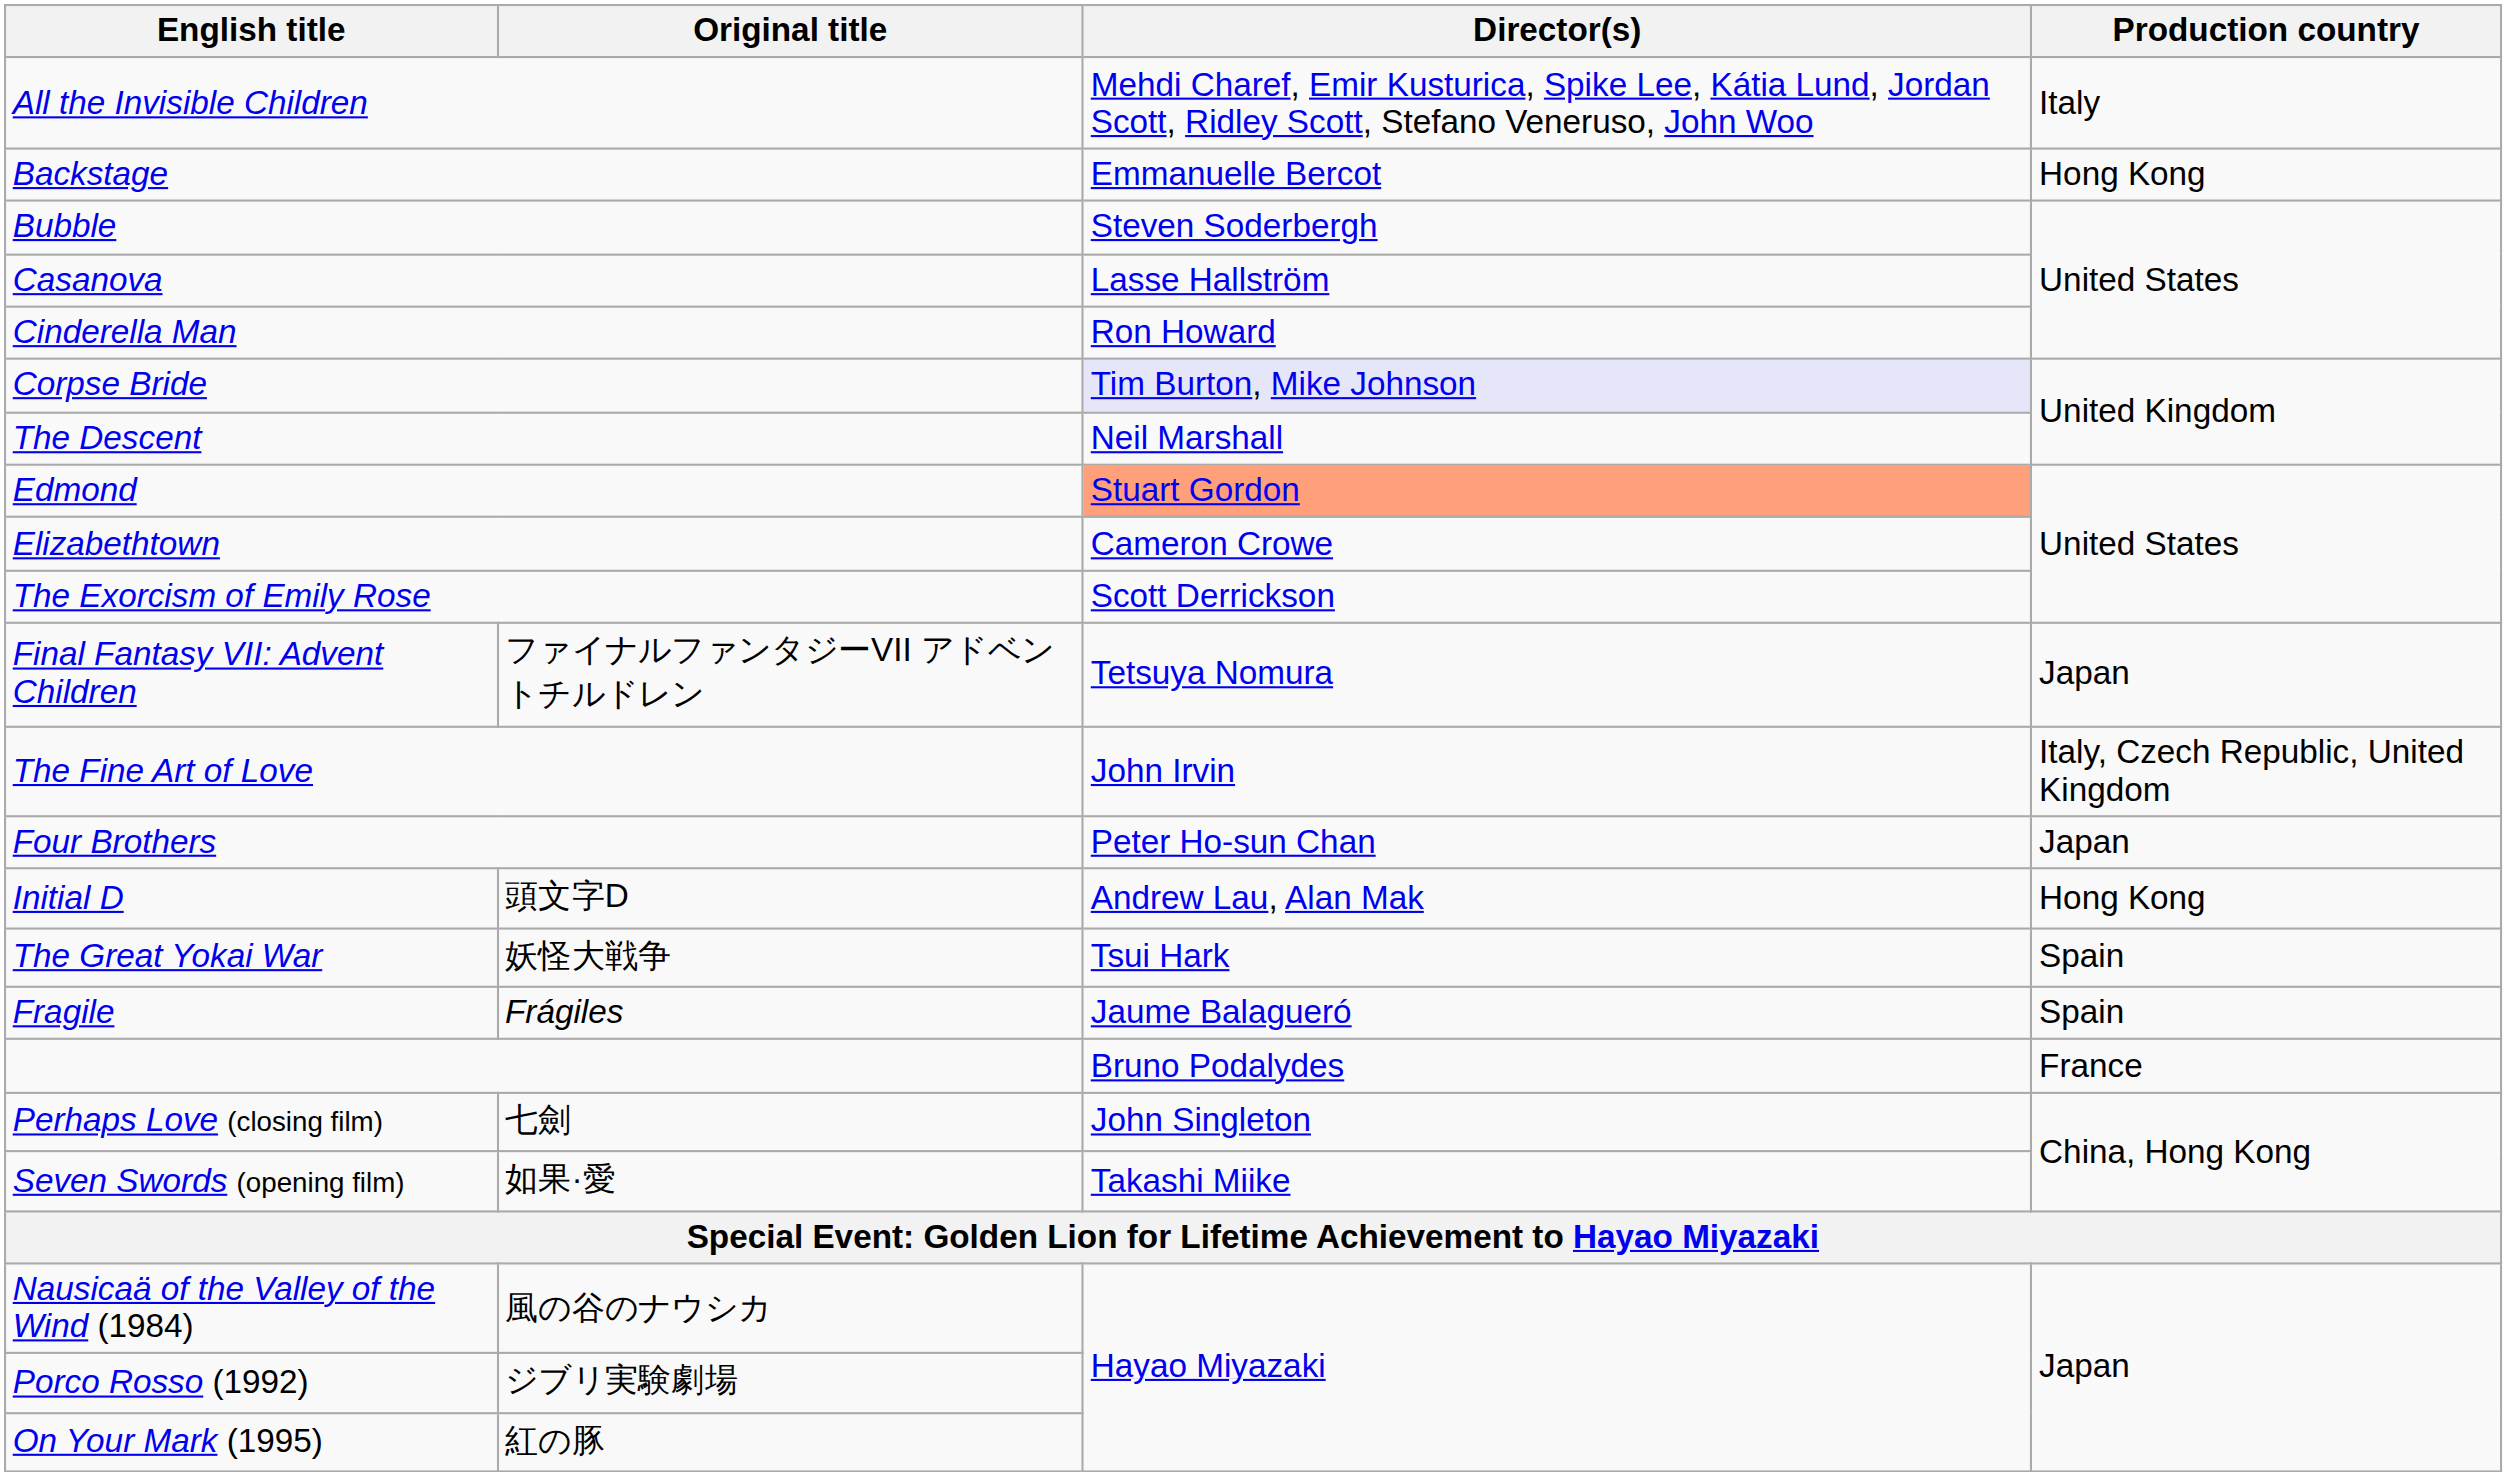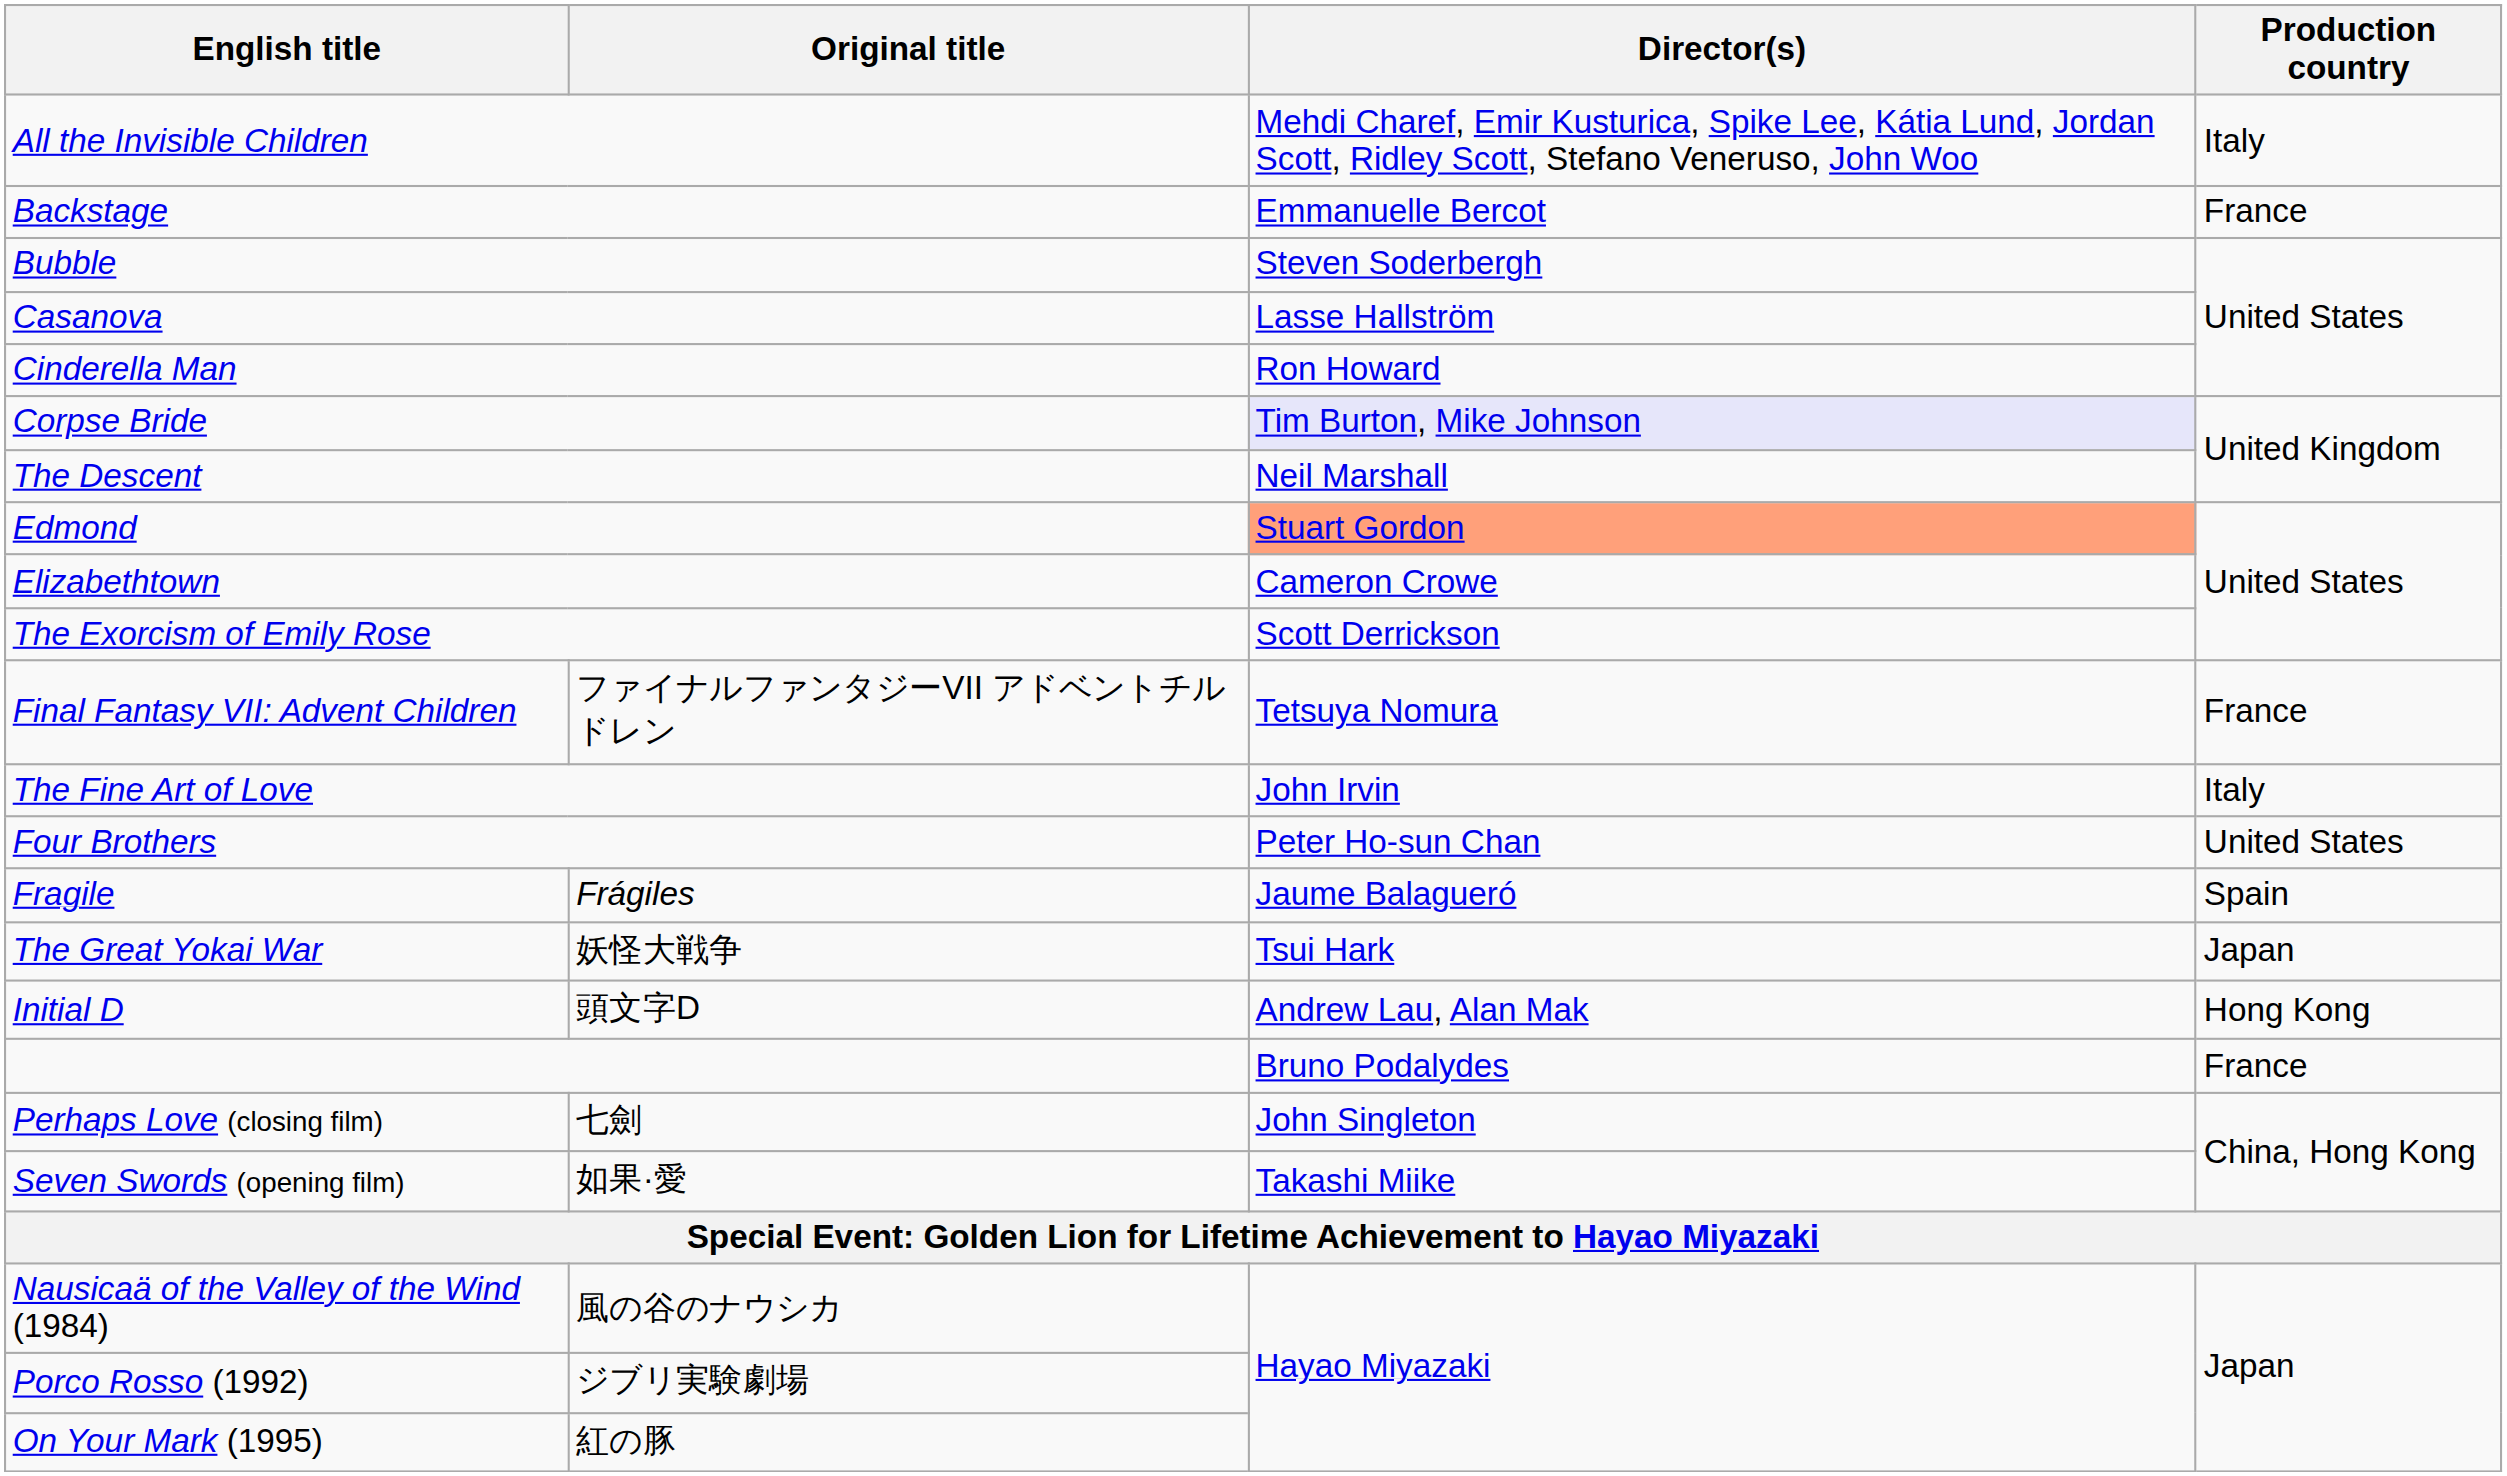(2122, 173) Hong Kong -> (2256, 211) France
(2084, 673) Japan -> (2256, 711) France
(2252, 770) Italy, Czech Republic, United Kingdom -> (2234, 789) Italy
(2084, 841) Japan -> (2304, 841) United States
rows swapped: (64, 1012) <-> (68, 897)
(2082, 956) Spain -> (2249, 950) Japan
